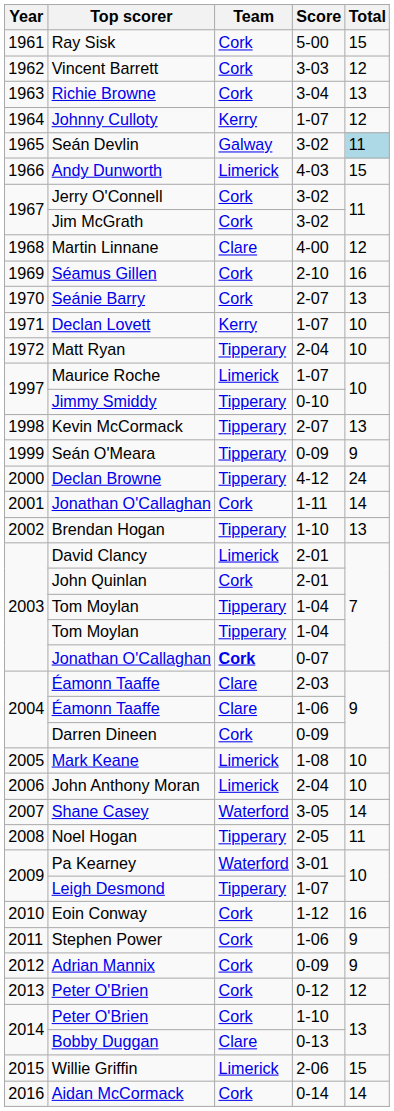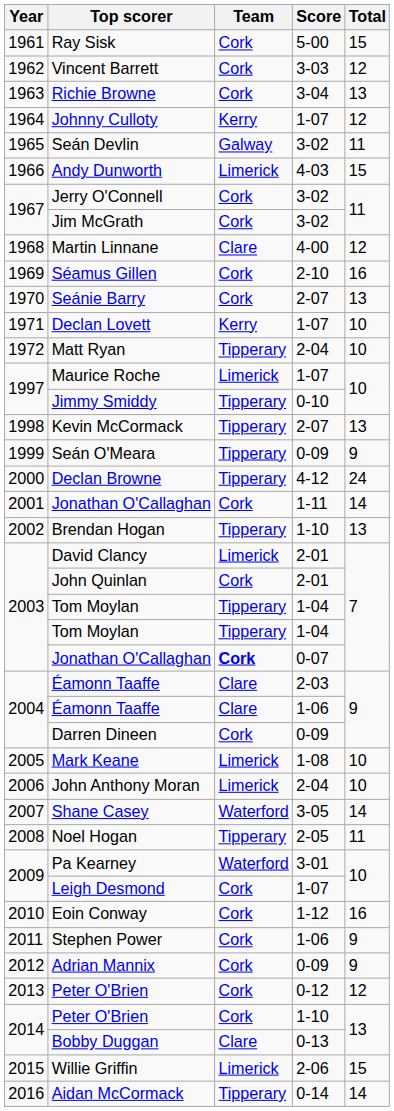(357, 145) lightblue background -> (357, 145) no background
(252, 888) Tipperary -> (236, 888) Cork
(236, 1093) Cork -> (252, 1093) Tipperary
